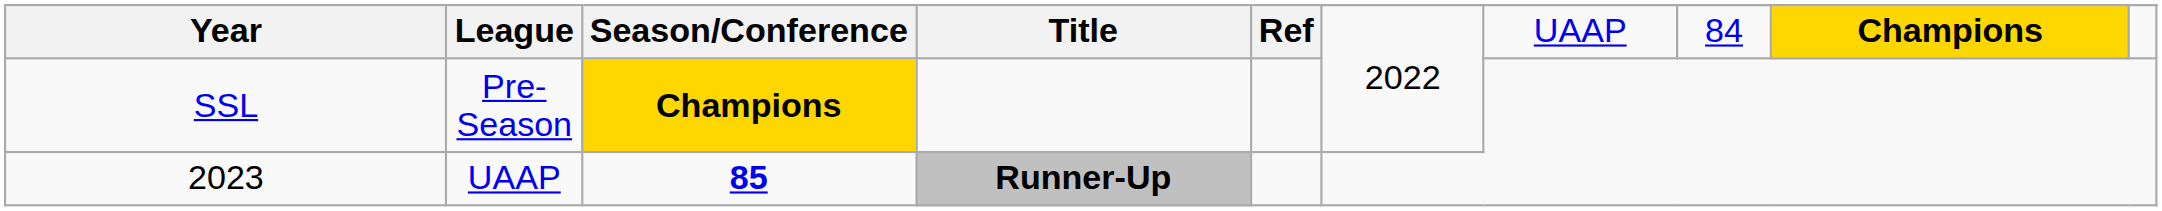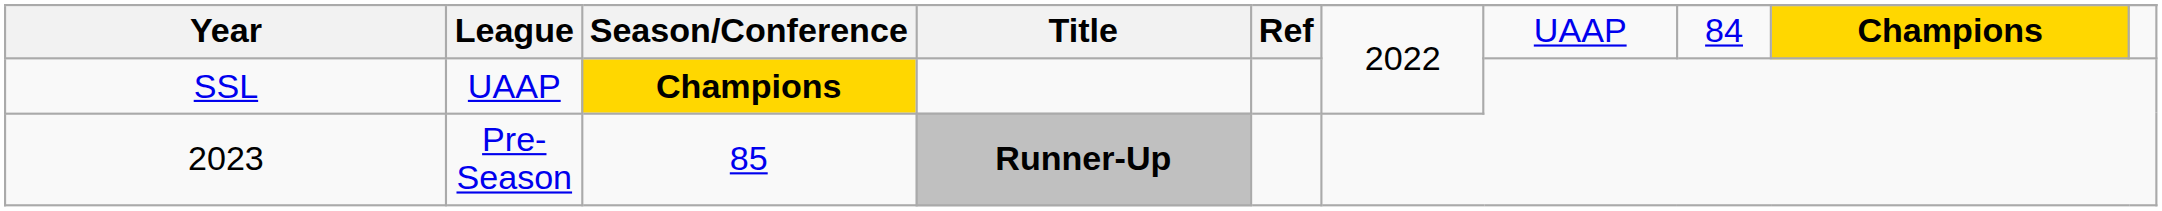(514, 104) Pre-Season -> (514, 85) UAAP
(514, 177) UAAP -> (514, 158) Pre-Season
(749, 177) bold -> (749, 158) normal
